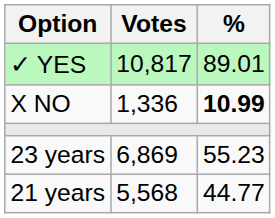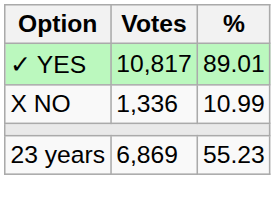(234, 103) bold -> (234, 103) normal
- row: (58, 193)
